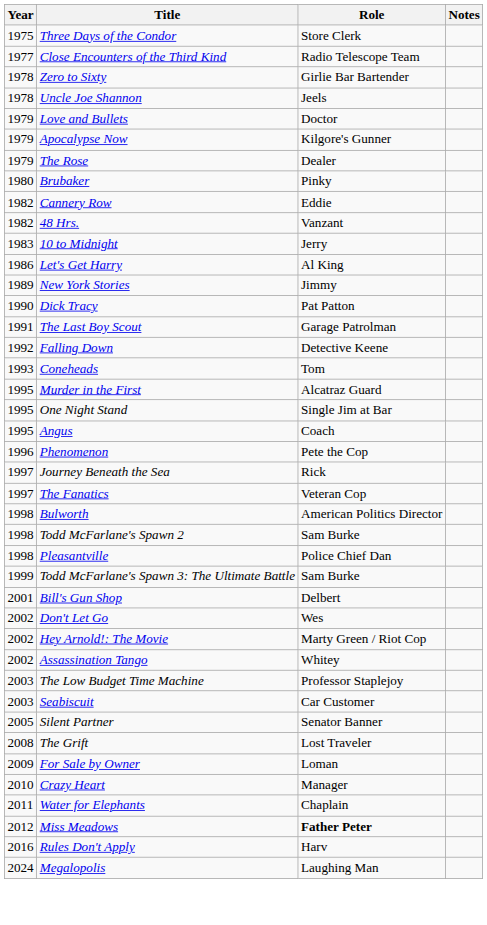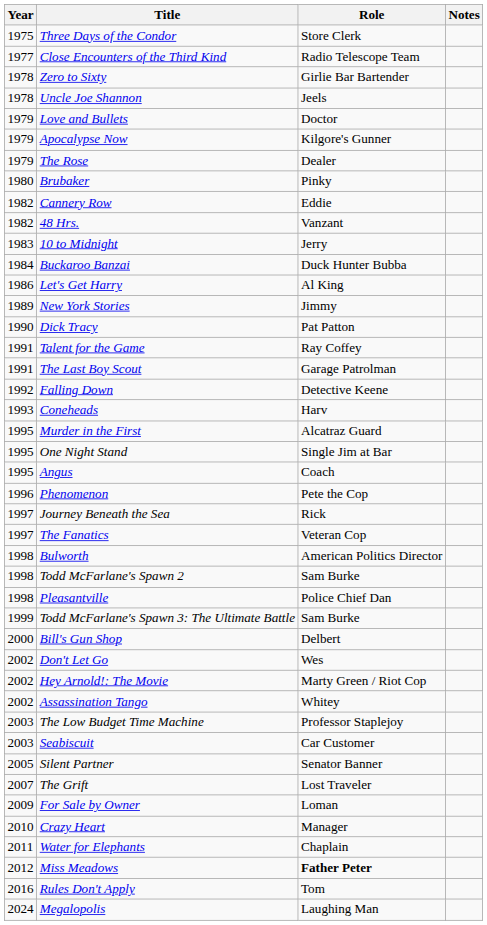+ row: (85, 264)
+ row: (92, 347)
(313, 368) Tom -> (314, 410) Harv
(21, 597) 2001 -> (21, 639) 2000
(21, 743) 2008 -> (21, 784) 2007
(314, 847) Harv -> (313, 888) Tom
